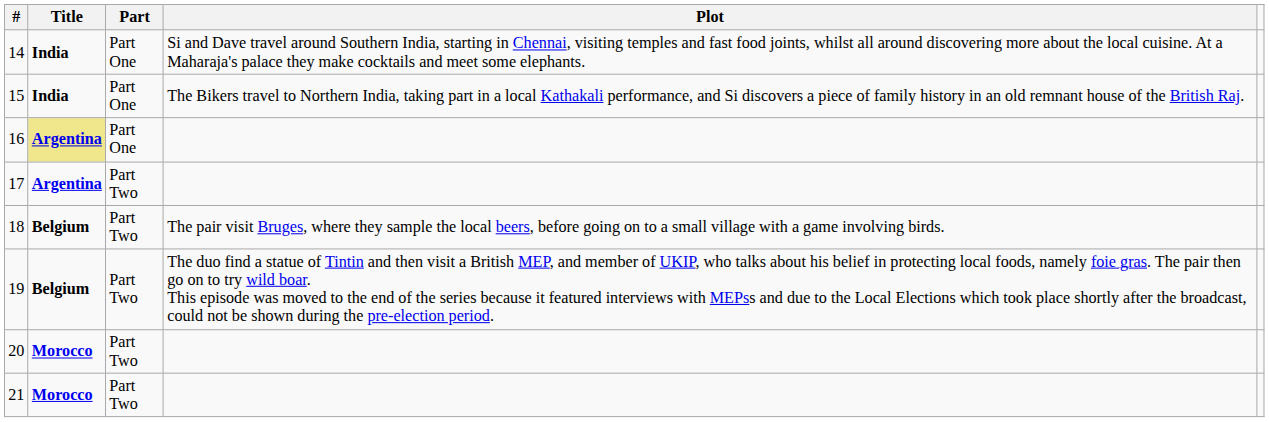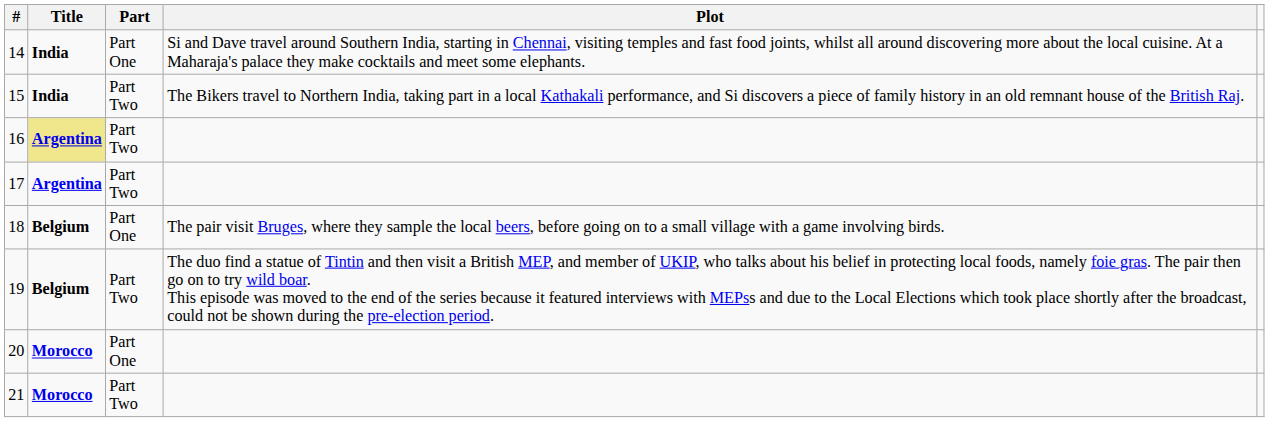(123, 95) Part One -> (124, 95) Part Two
(123, 139) Part One -> (124, 139) Part Two
(124, 227) Part Two -> (123, 227) Part One
(124, 351) Part Two -> (123, 351) Part One
